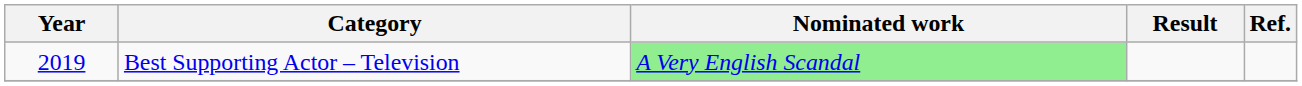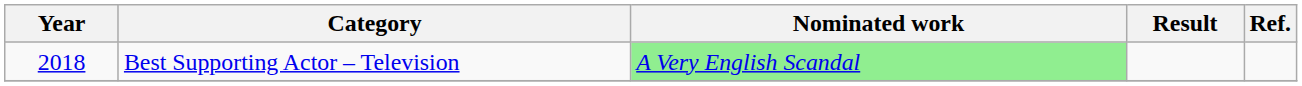(62, 61) 2019 -> (62, 61) 2018
